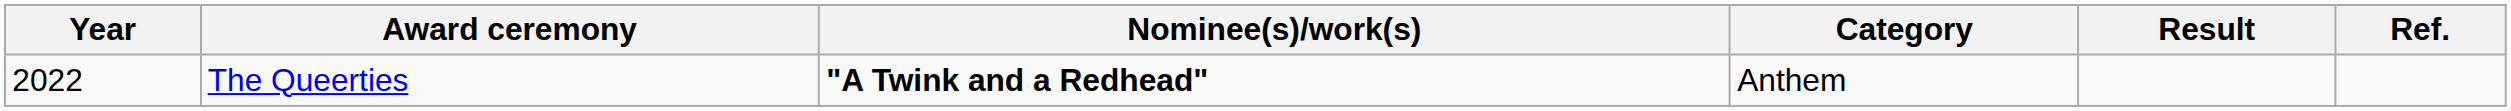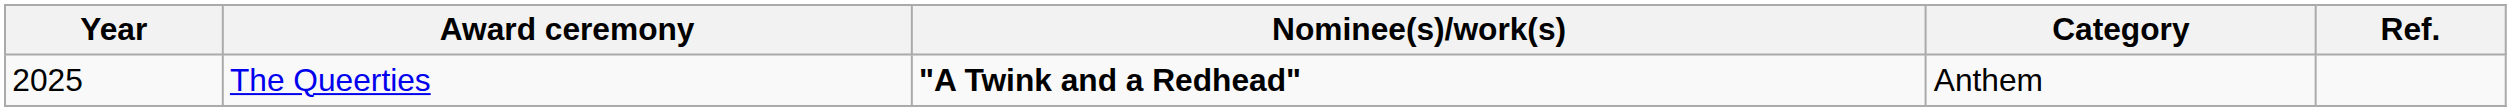- column: (2207, 29)
(48, 79) 2022 -> (48, 79) 2025
